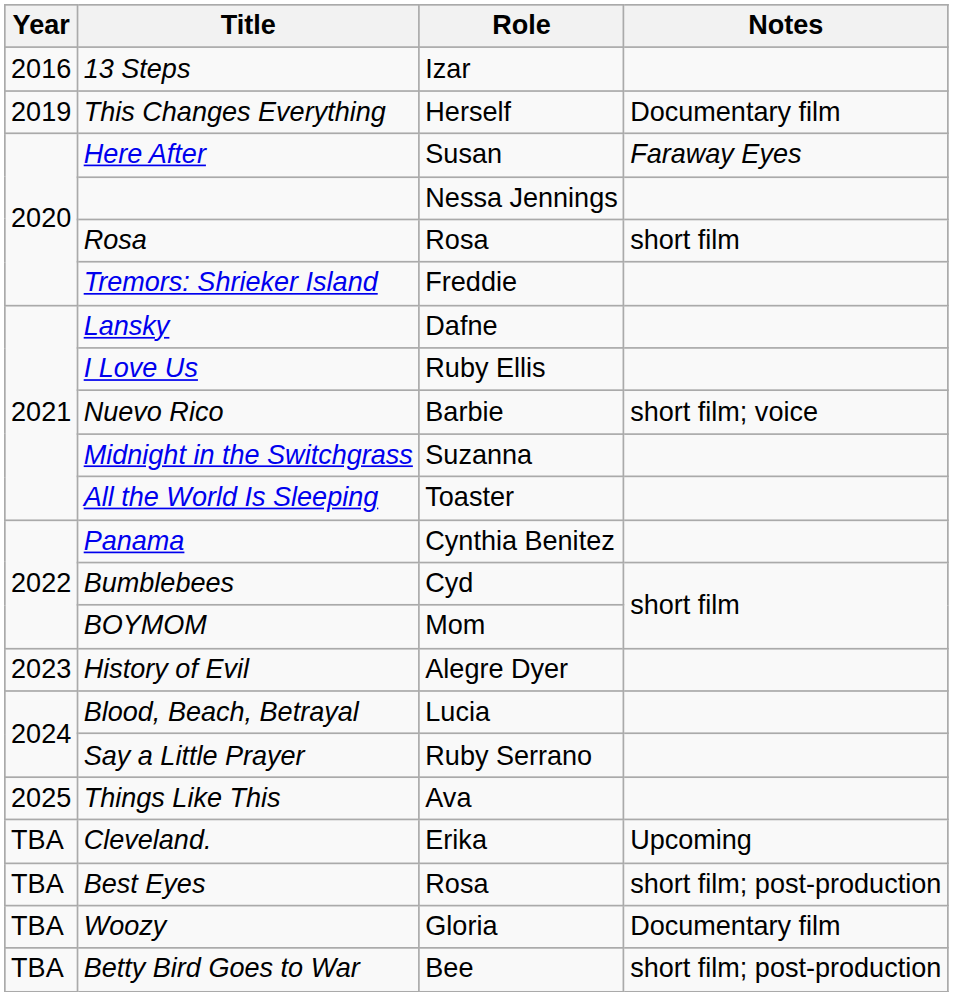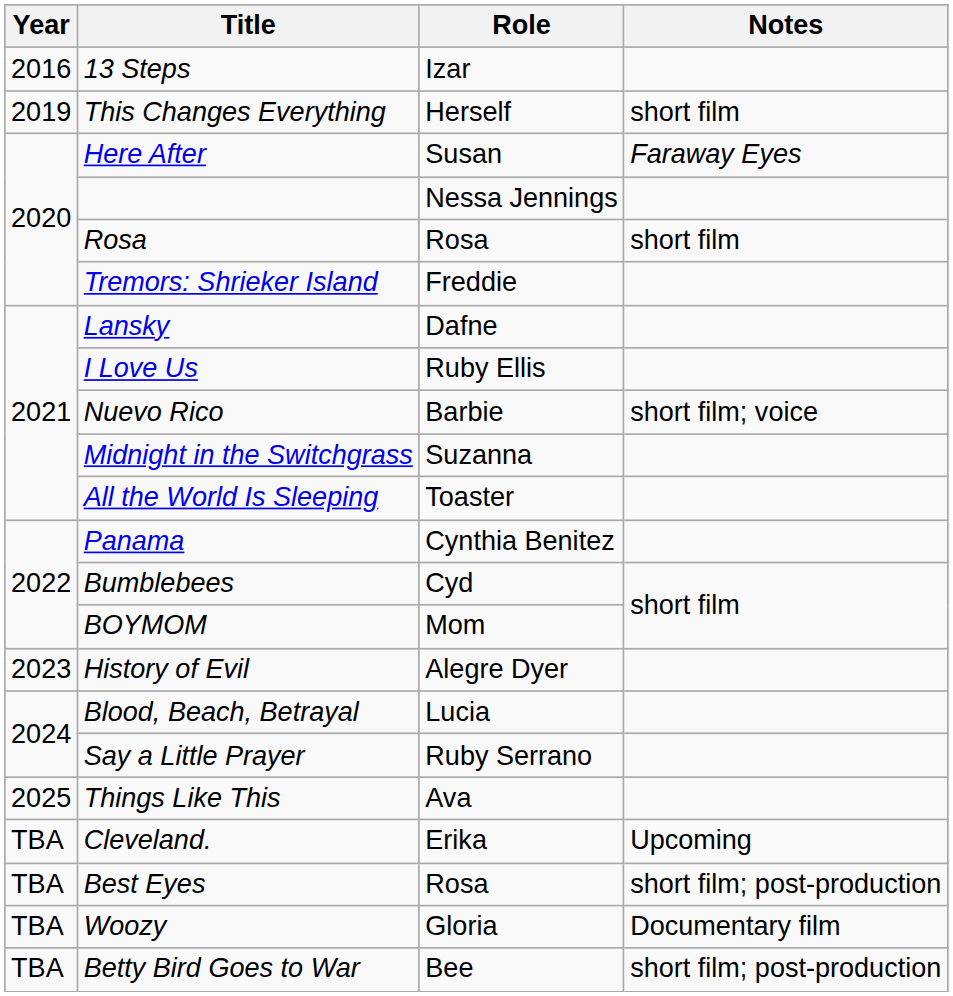(735, 111) Documentary film -> (685, 111) short film
